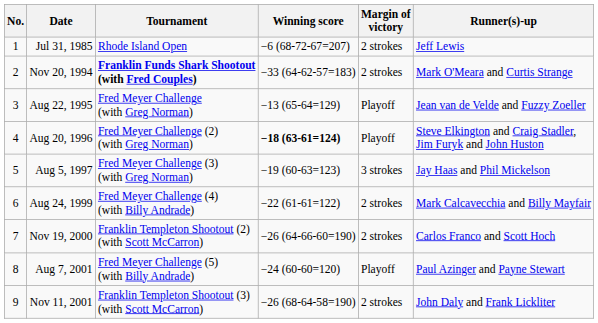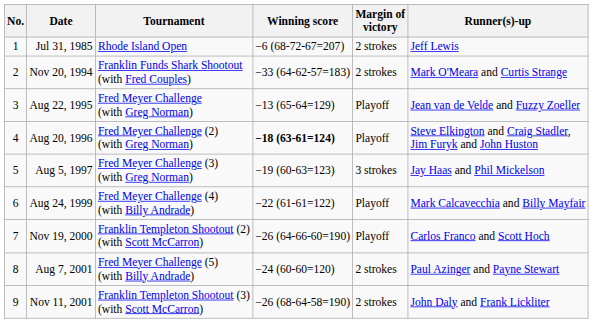(177, 72) bold -> (170, 72) normal
(382, 203) 2 strokes -> (372, 203) Playoff
(382, 236) 2 strokes -> (372, 236) Playoff
(378, 269) Playoff -> (376, 269) 2 strokes
